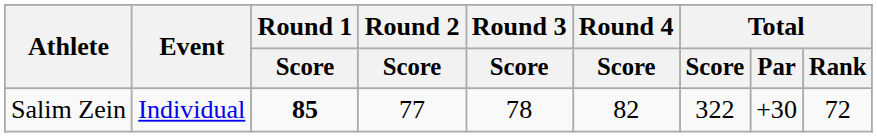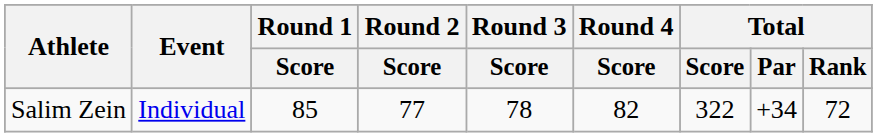(305, 110) bold -> (305, 110) normal
(777, 110) +30 -> (777, 110) +34
